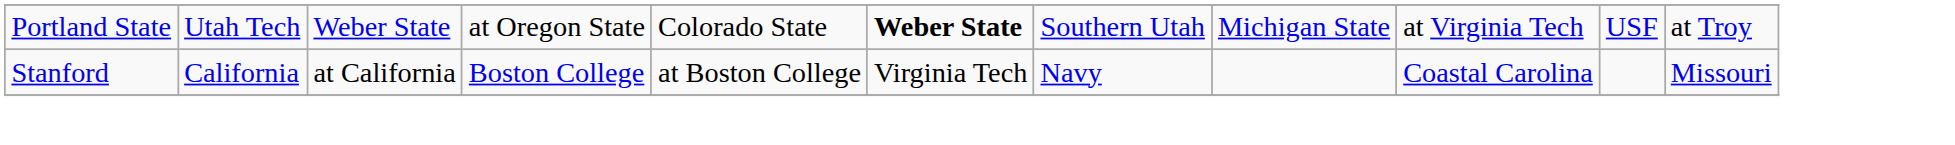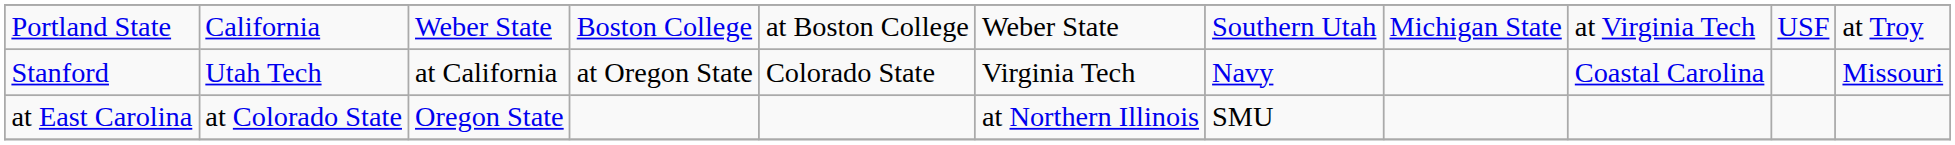(242, 26) Utah Tech -> (263, 26) California
(557, 26) at Oregon State -> (664, 26) Boston College
(743, 26) Colorado State -> (867, 26) at Boston College
(948, 26) bold -> (1050, 26) normal
(242, 71) California -> (263, 71) Utah Tech
(557, 71) Boston College -> (665, 71) at Oregon State
(760, 71) at Boston College -> (851, 71) Colorado State
+ row: (102, 116)
